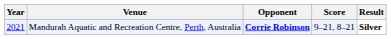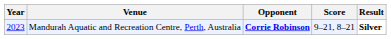(16, 27) 2021 -> (16, 27) 2023
